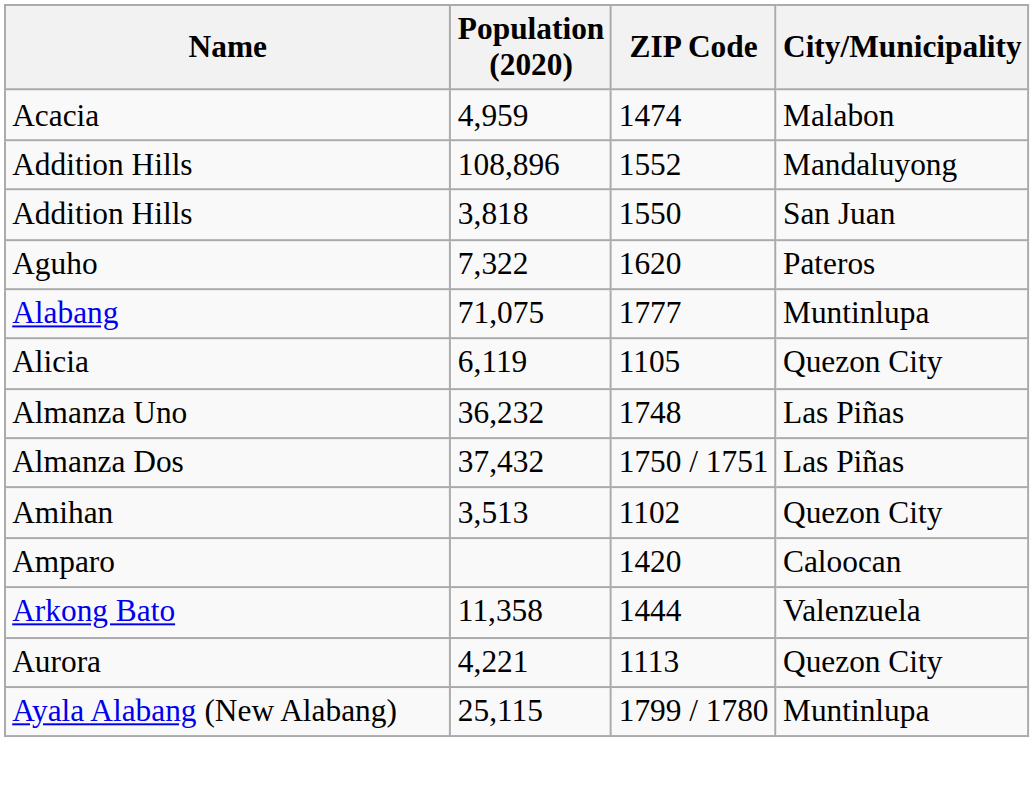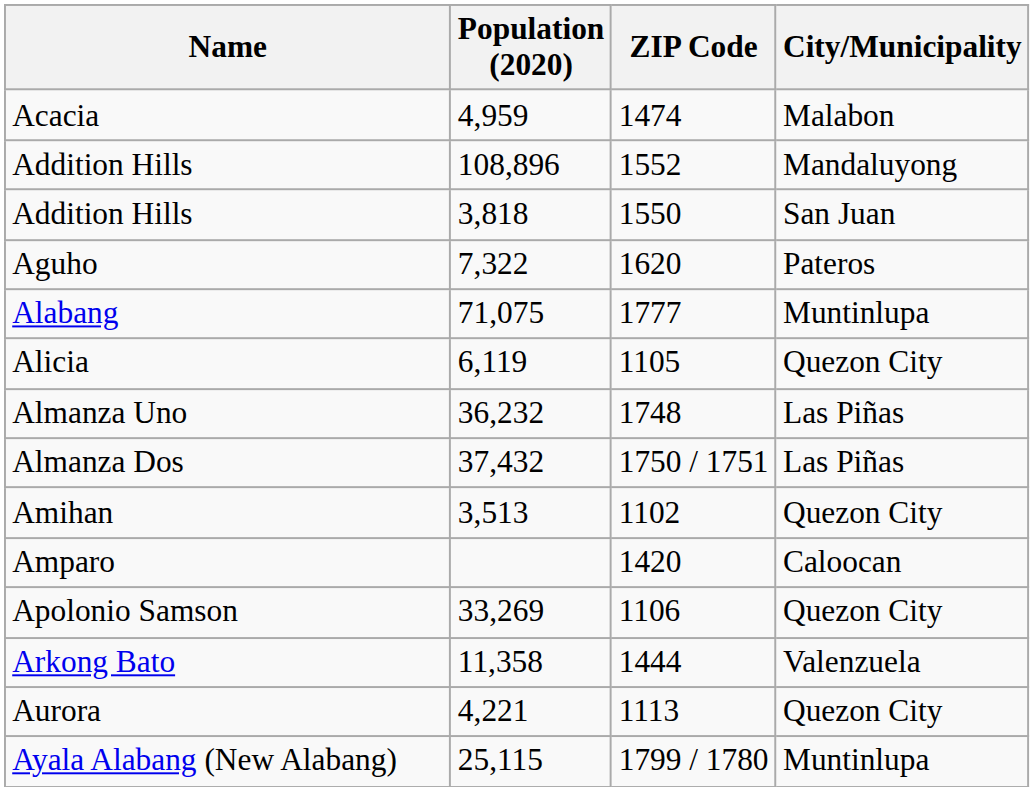+ row: (125, 611)
